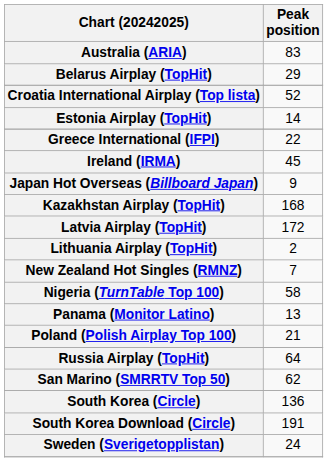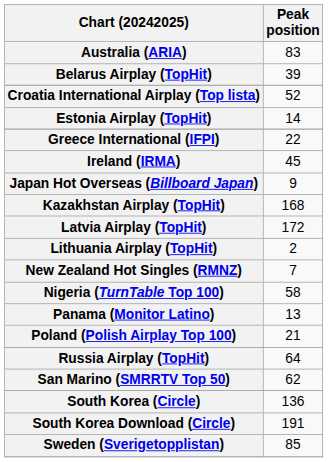(293, 74) 29 -> (293, 74) 39
(293, 445) 24 -> (293, 445) 85
